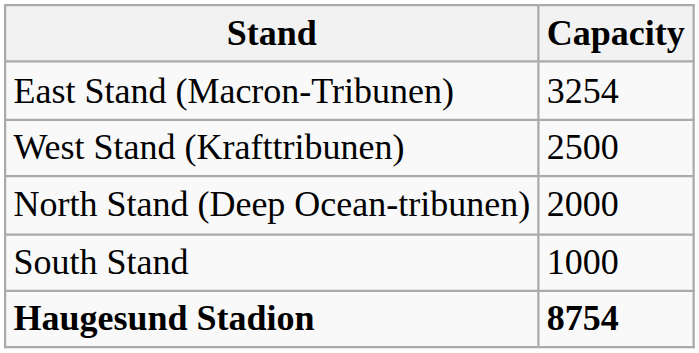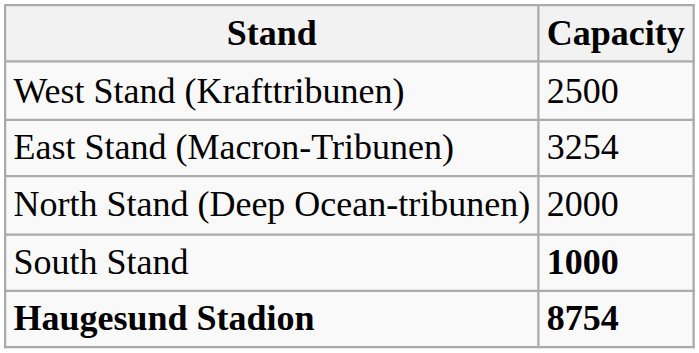rows swapped: (209, 147) <-> (234, 90)
(583, 261) normal -> (583, 261) bold
